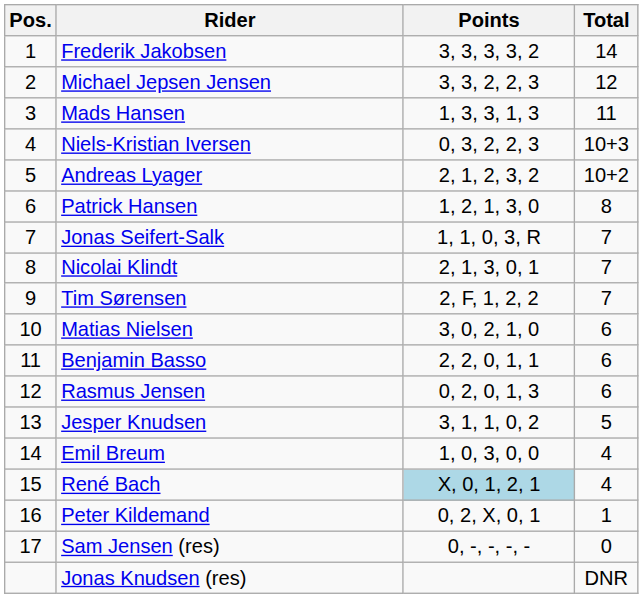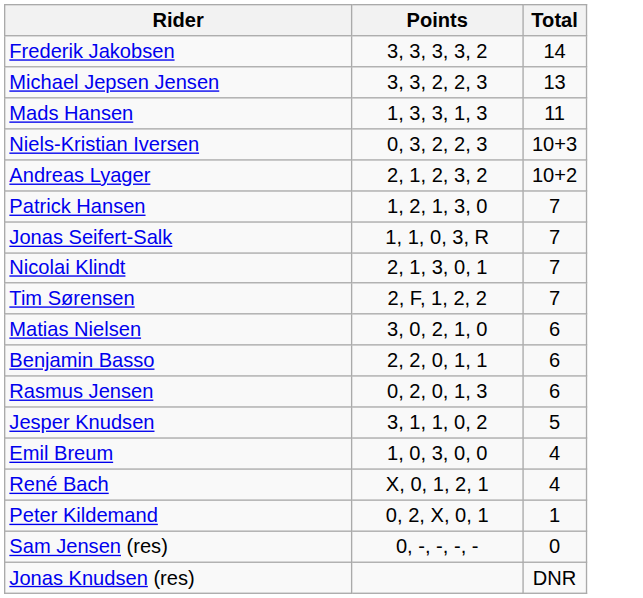- column: (31, 20)
(606, 82) 12 -> (555, 82) 13
(606, 206) 8 -> (555, 206) 7
(489, 485) lightblue background -> (437, 485) no background
